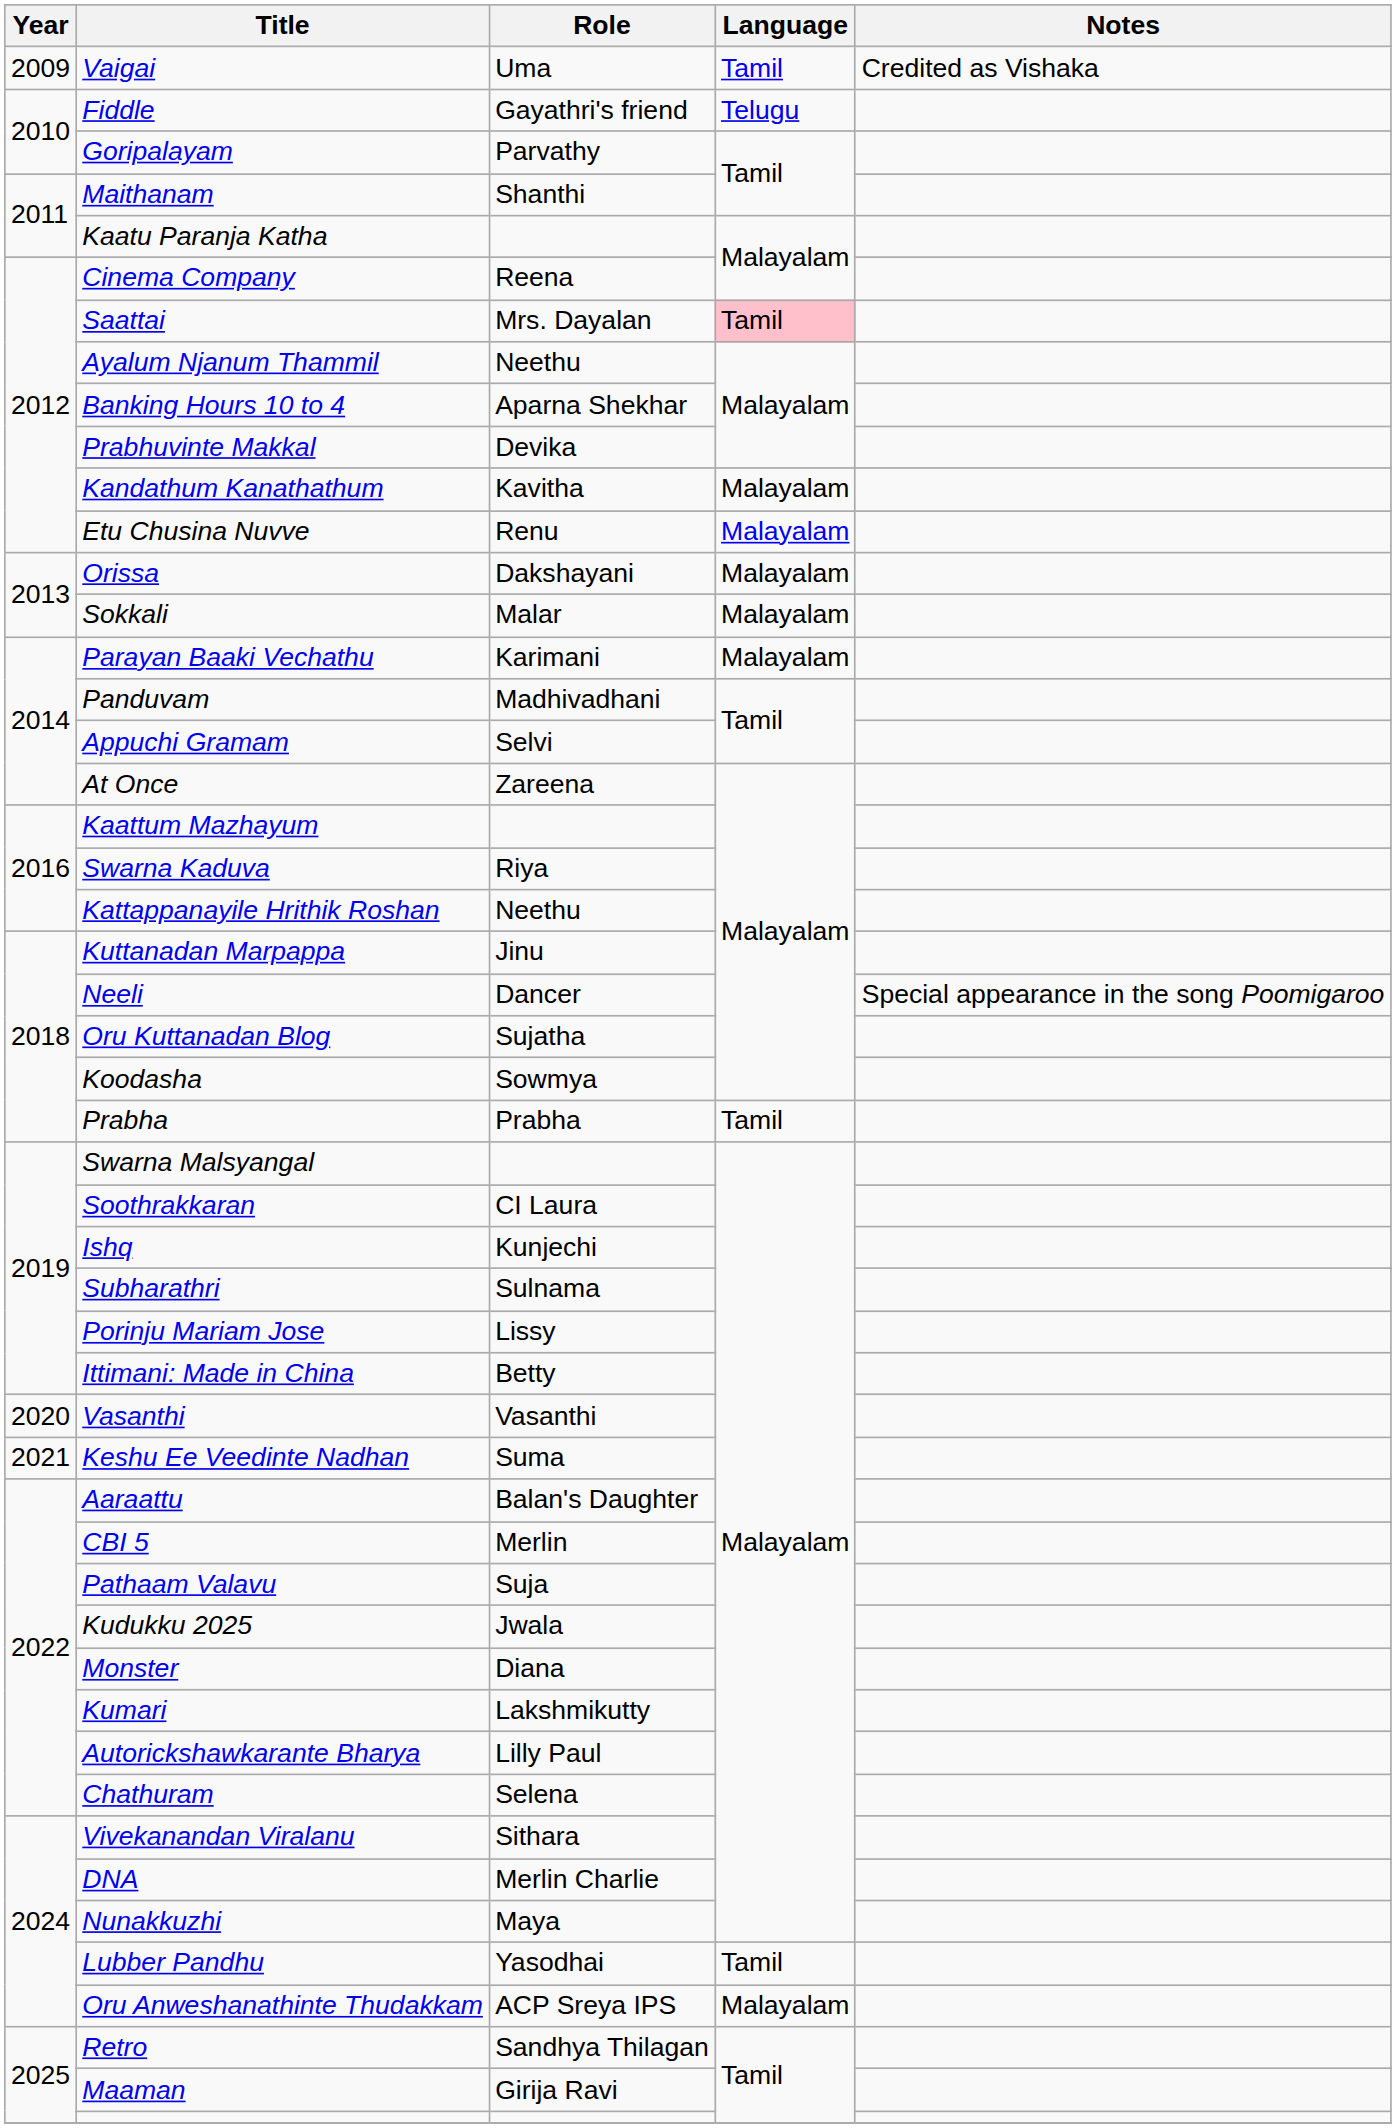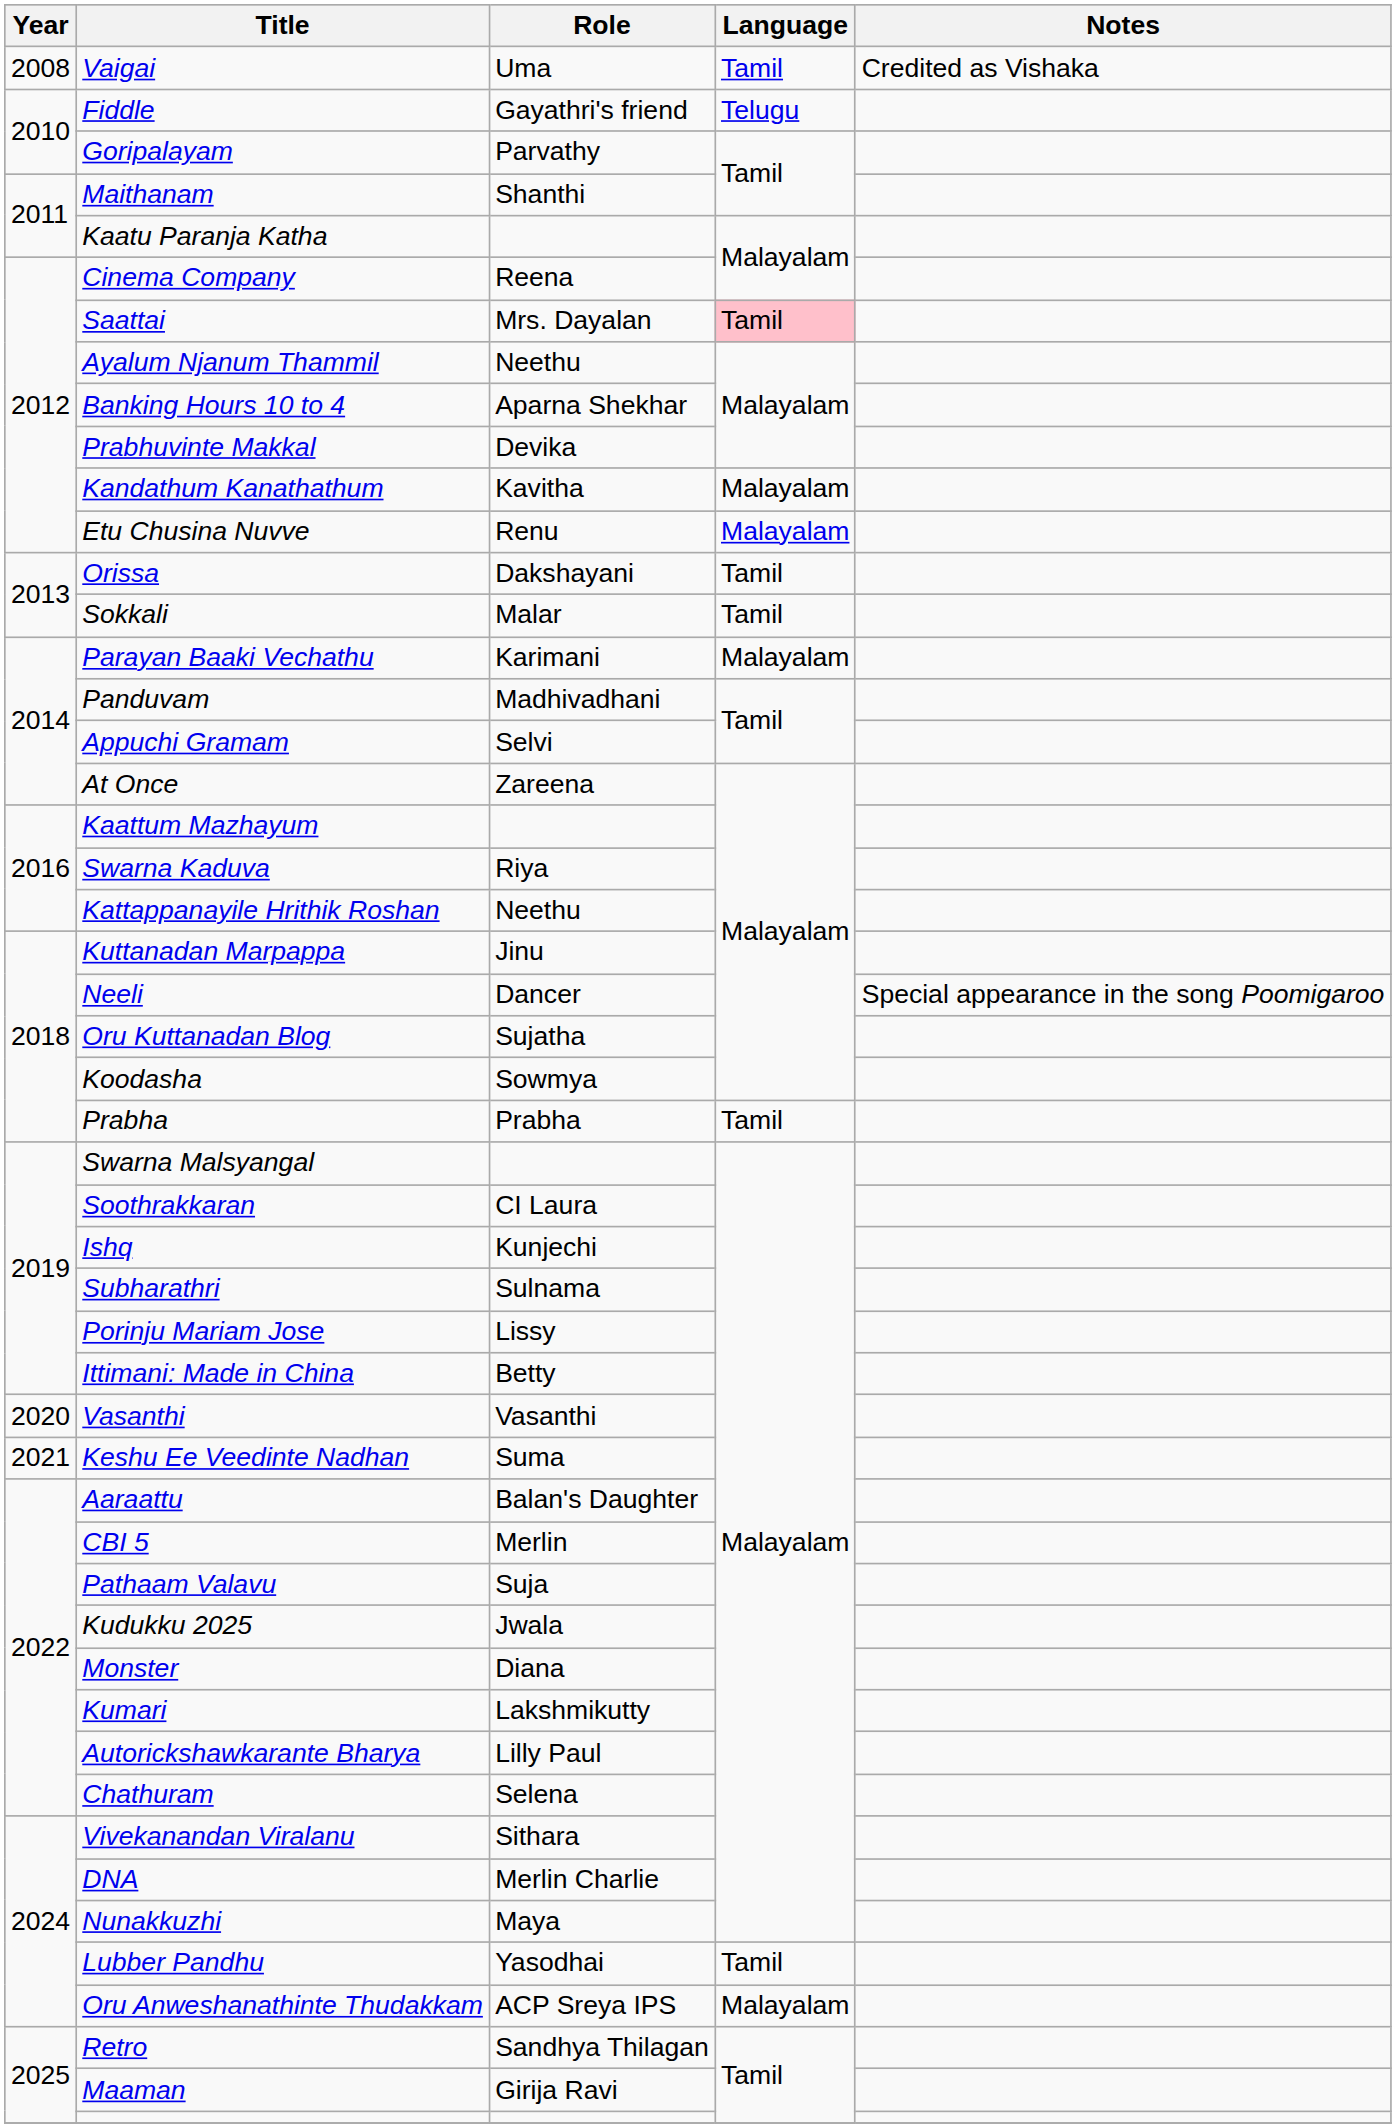(40, 67) 2009 -> (40, 67) 2008
(785, 573) Malayalam -> (752, 573) Tamil
(785, 615) Malayalam -> (752, 615) Tamil
